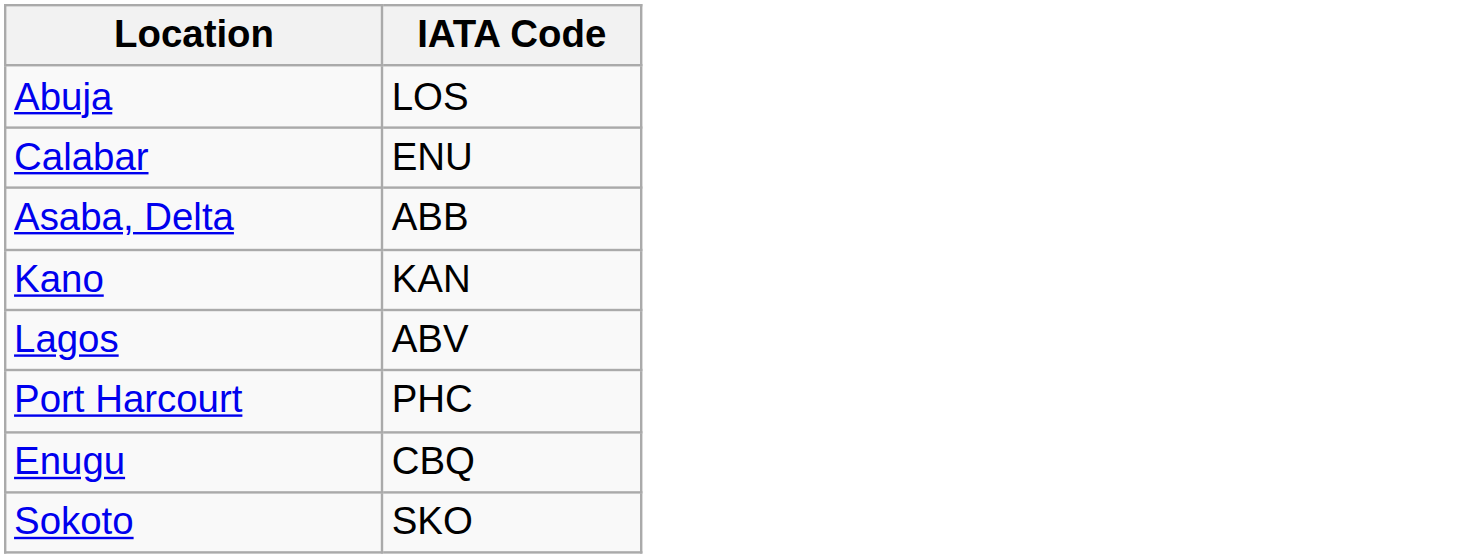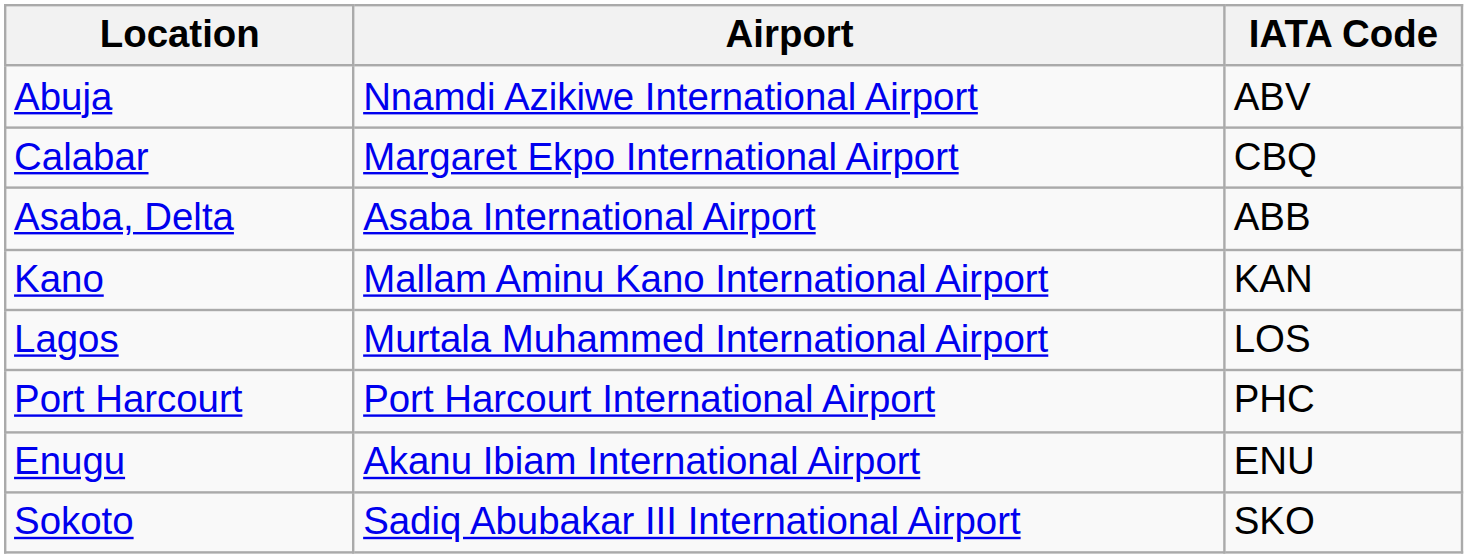+ column: (790, 34)
(430, 95) LOS -> (1272, 95) ABV
(432, 156) ENU -> (1275, 156) CBQ
(430, 339) ABV -> (1272, 339) LOS
(433, 461) CBQ -> (1274, 461) ENU
